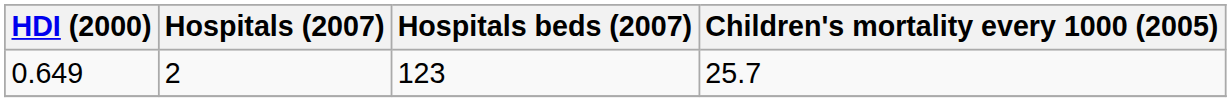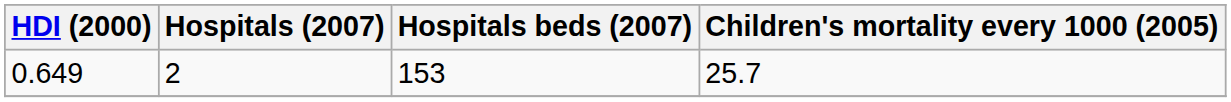(422, 72) 123 -> (422, 72) 153
